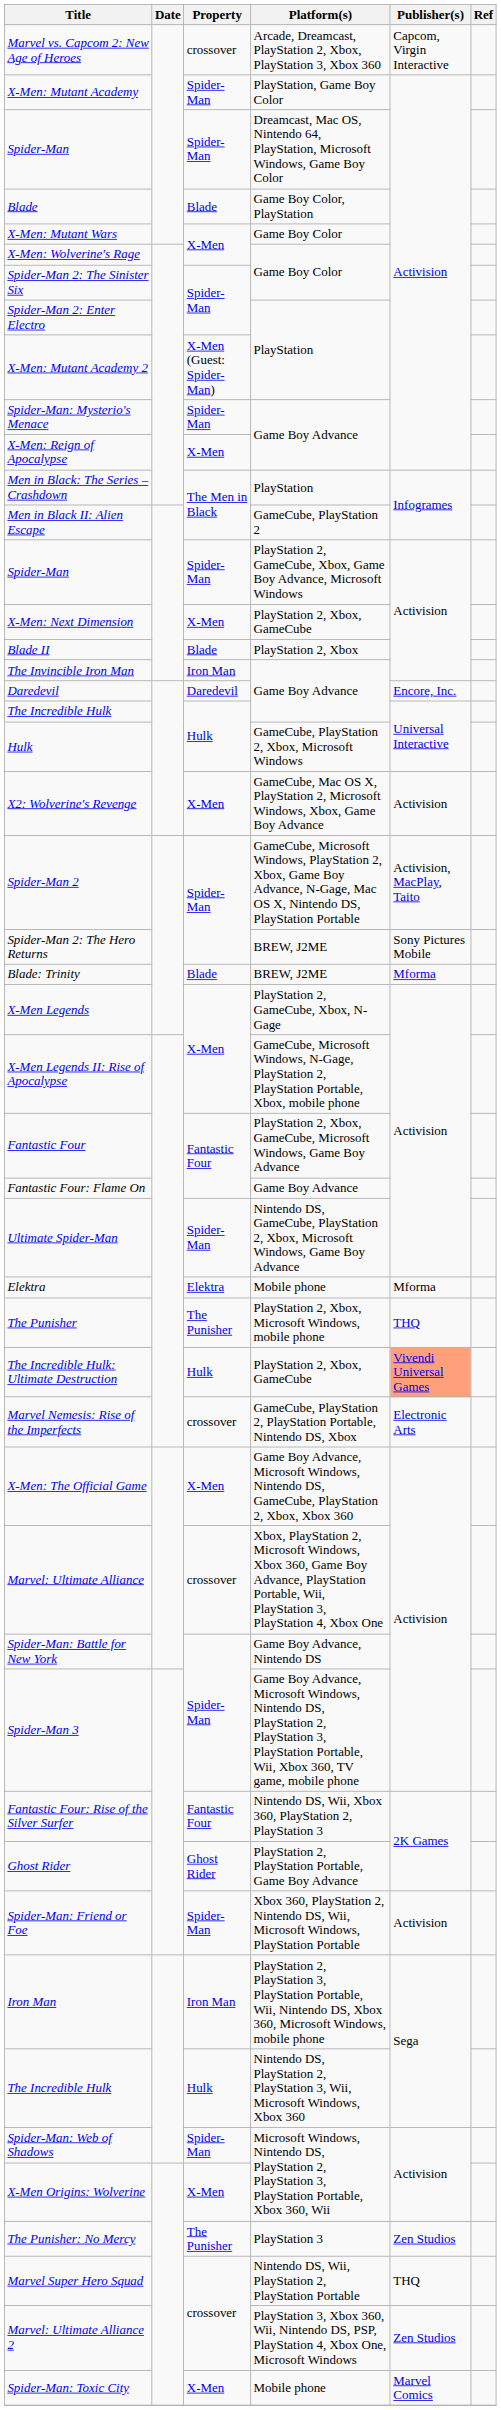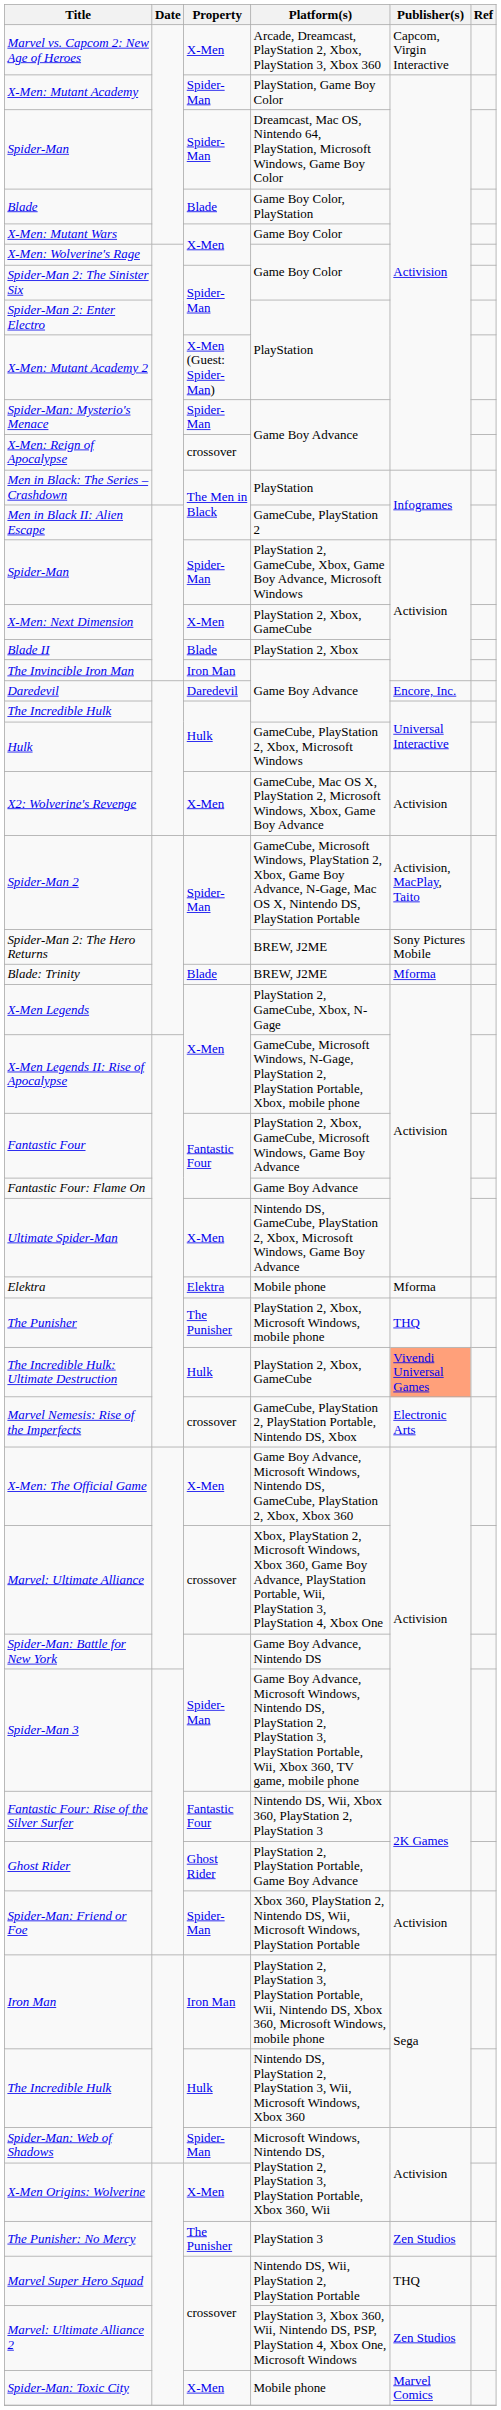(212, 49) crossover -> (205, 49) X-Men
(205, 452) X-Men -> (212, 452) crossover
(206, 1237) Spider-Man -> (205, 1237) X-Men
